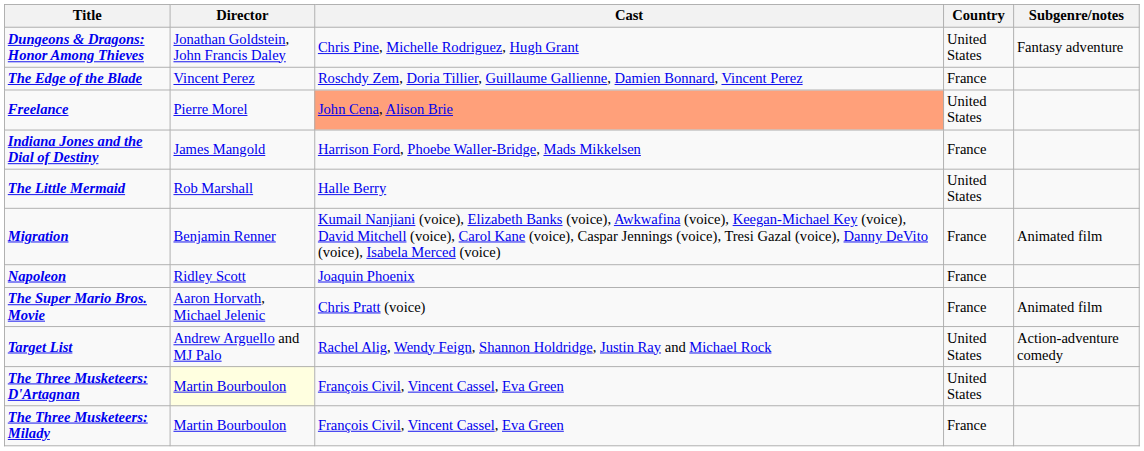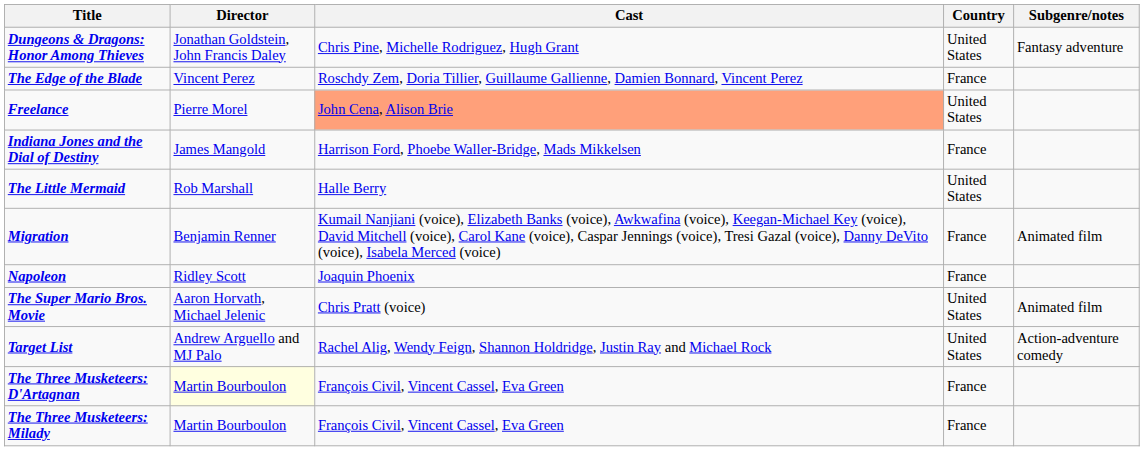(967, 307) France -> (967, 307) United States
(967, 386) United States -> (967, 386) France
